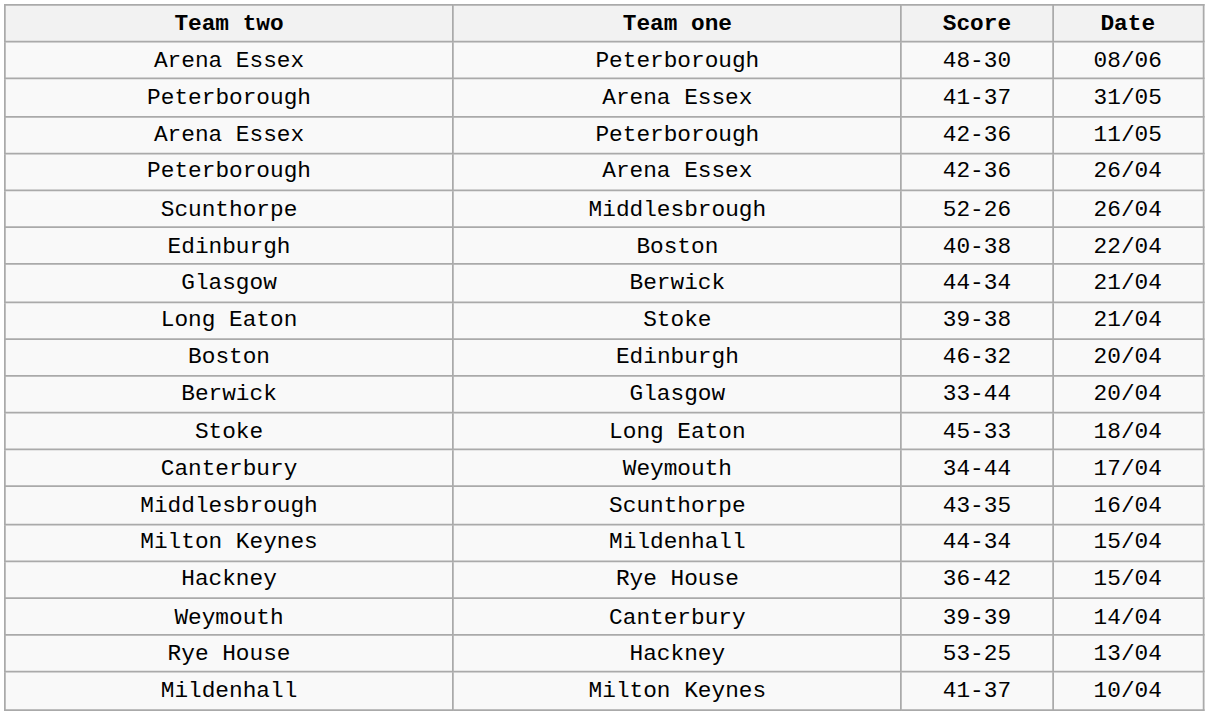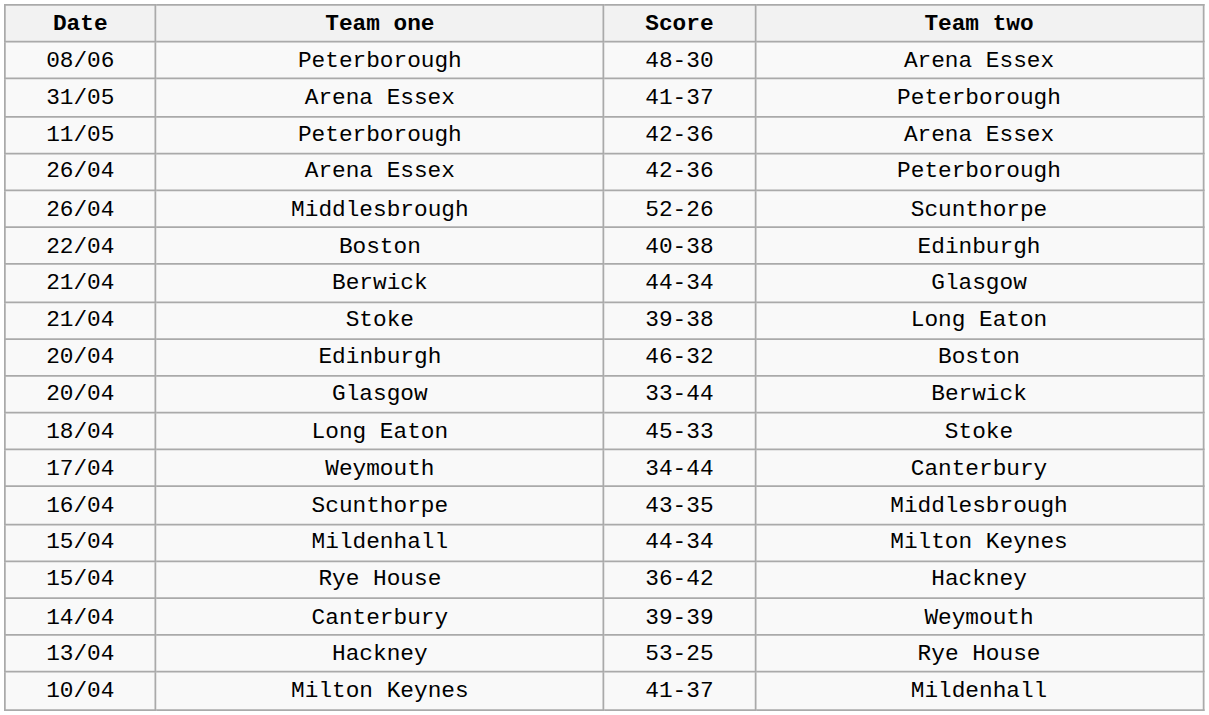columns swapped: (1128, 23) <-> (229, 23)
